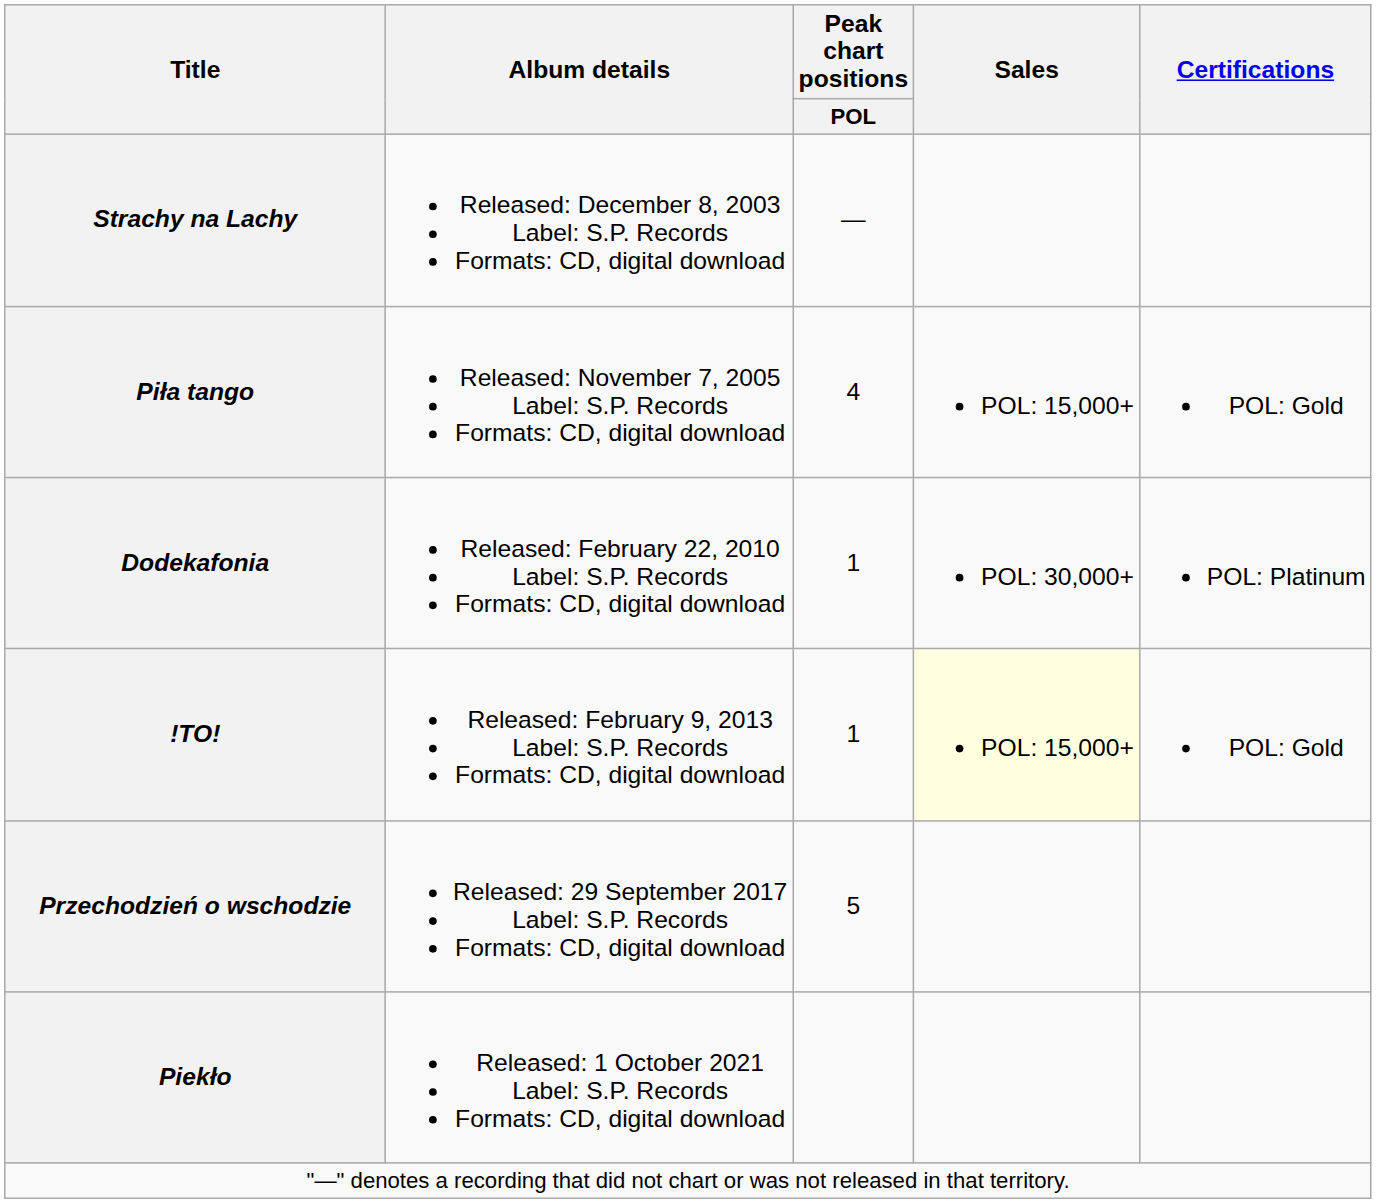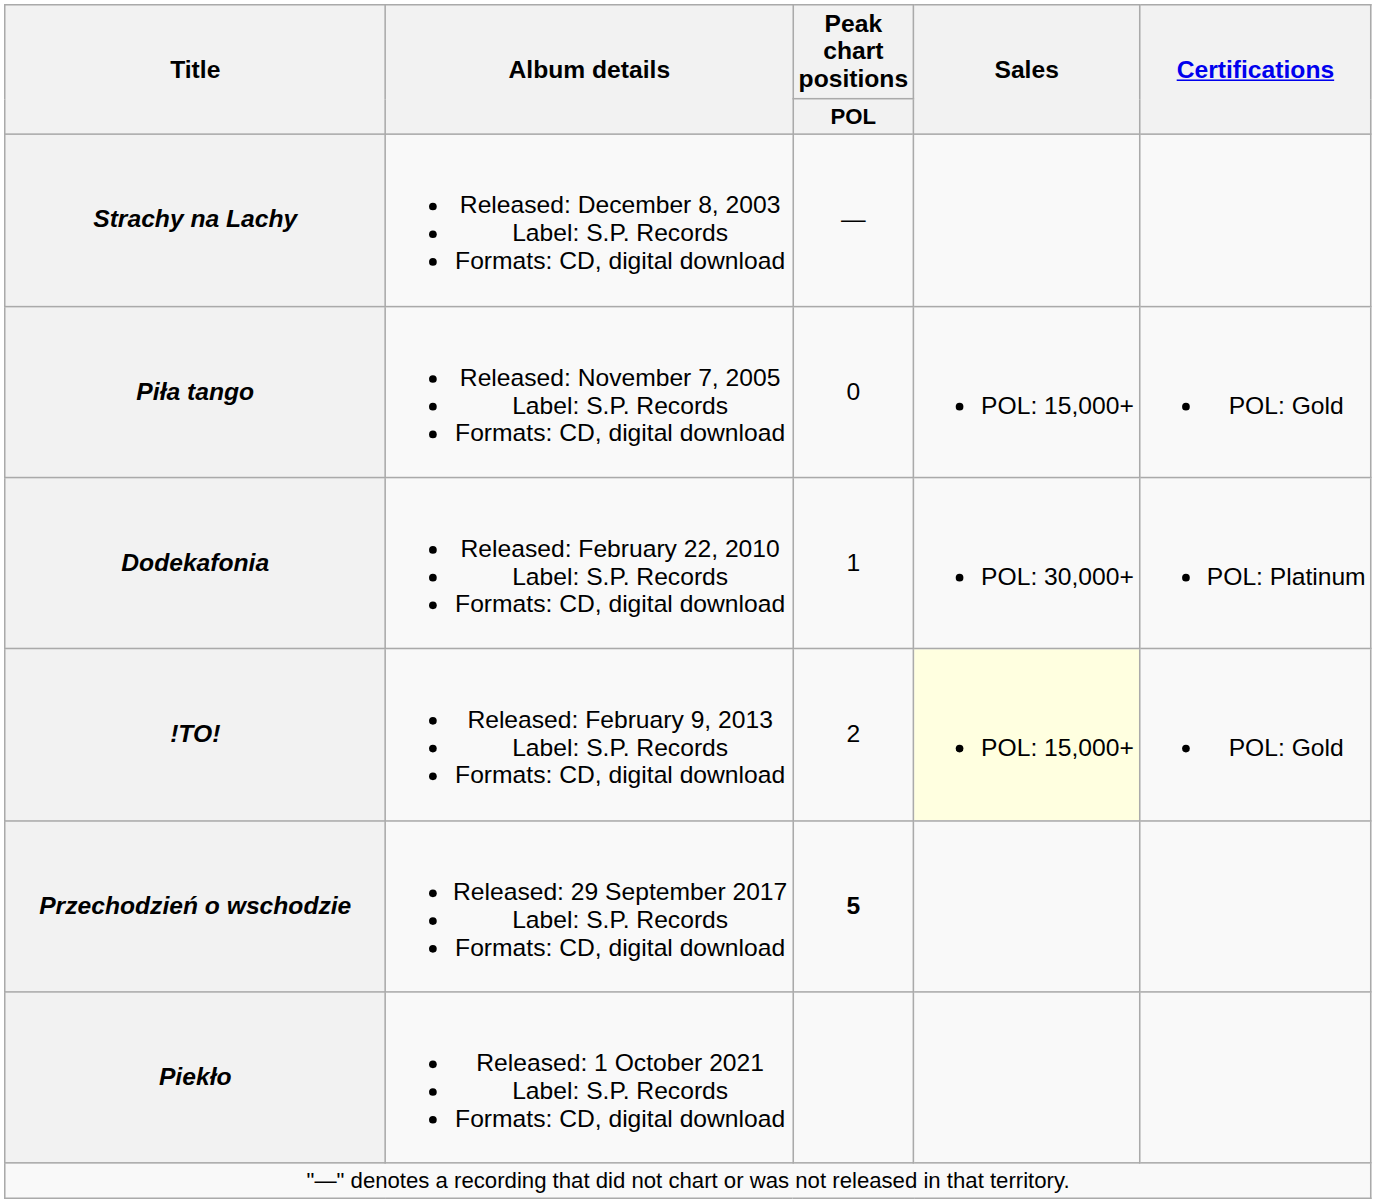(853, 391) 4 -> (853, 391) 0
(853, 734) 1 -> (853, 734) 2
(853, 905) normal -> (853, 905) bold
